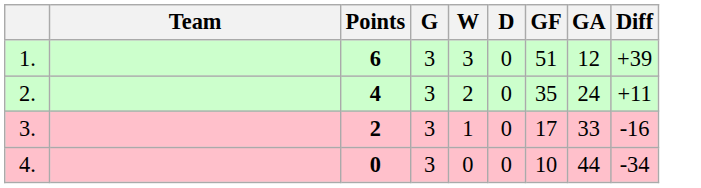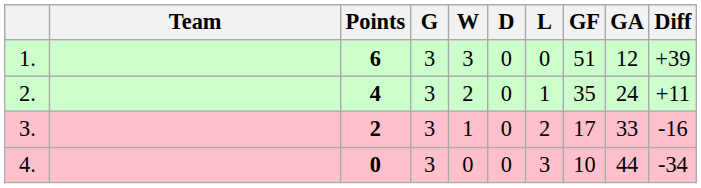+ column: (545, 22)
